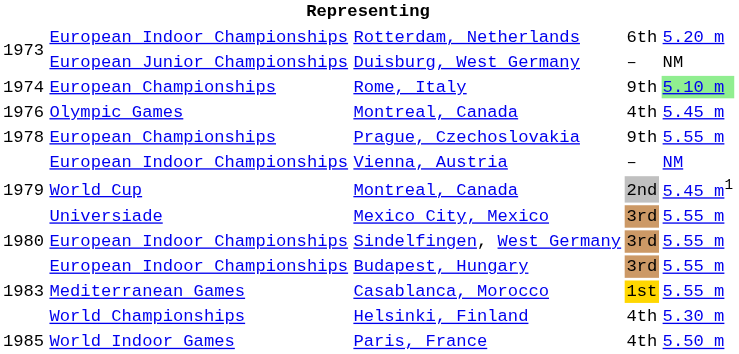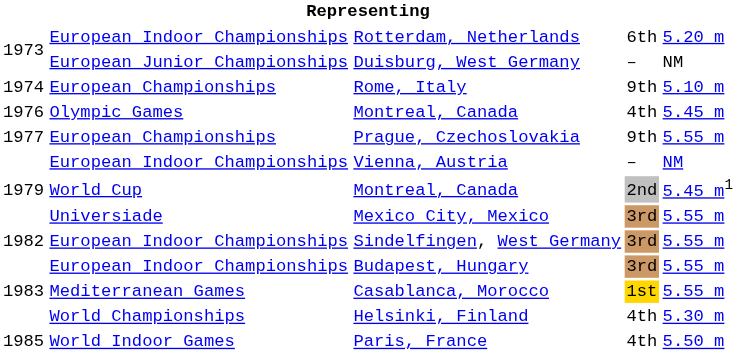(694, 87) lightgreen background -> (694, 87) no background
(24, 137) 1978 -> (24, 137) 1977
(24, 242) 1980 -> (24, 242) 1982
